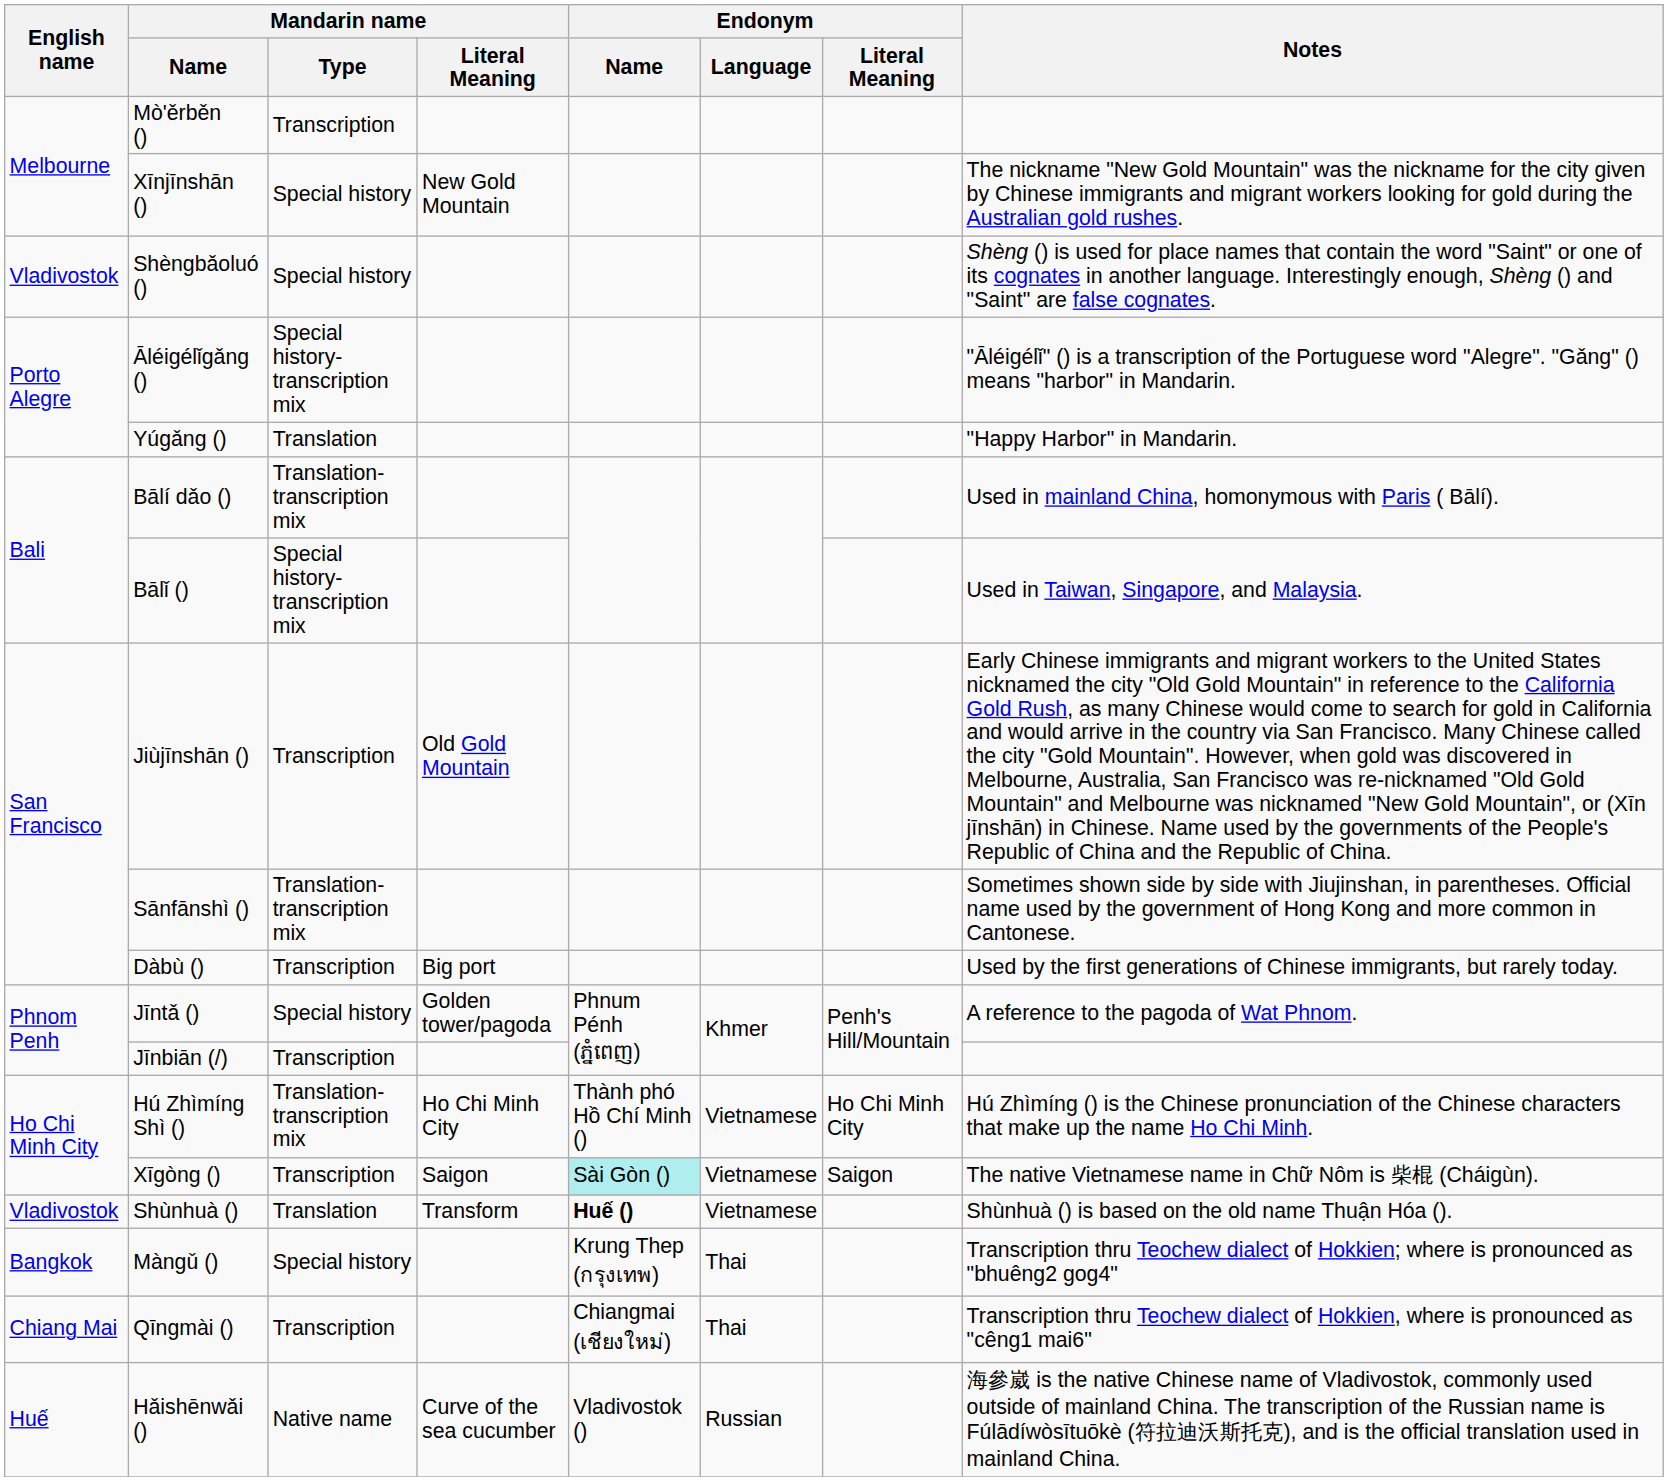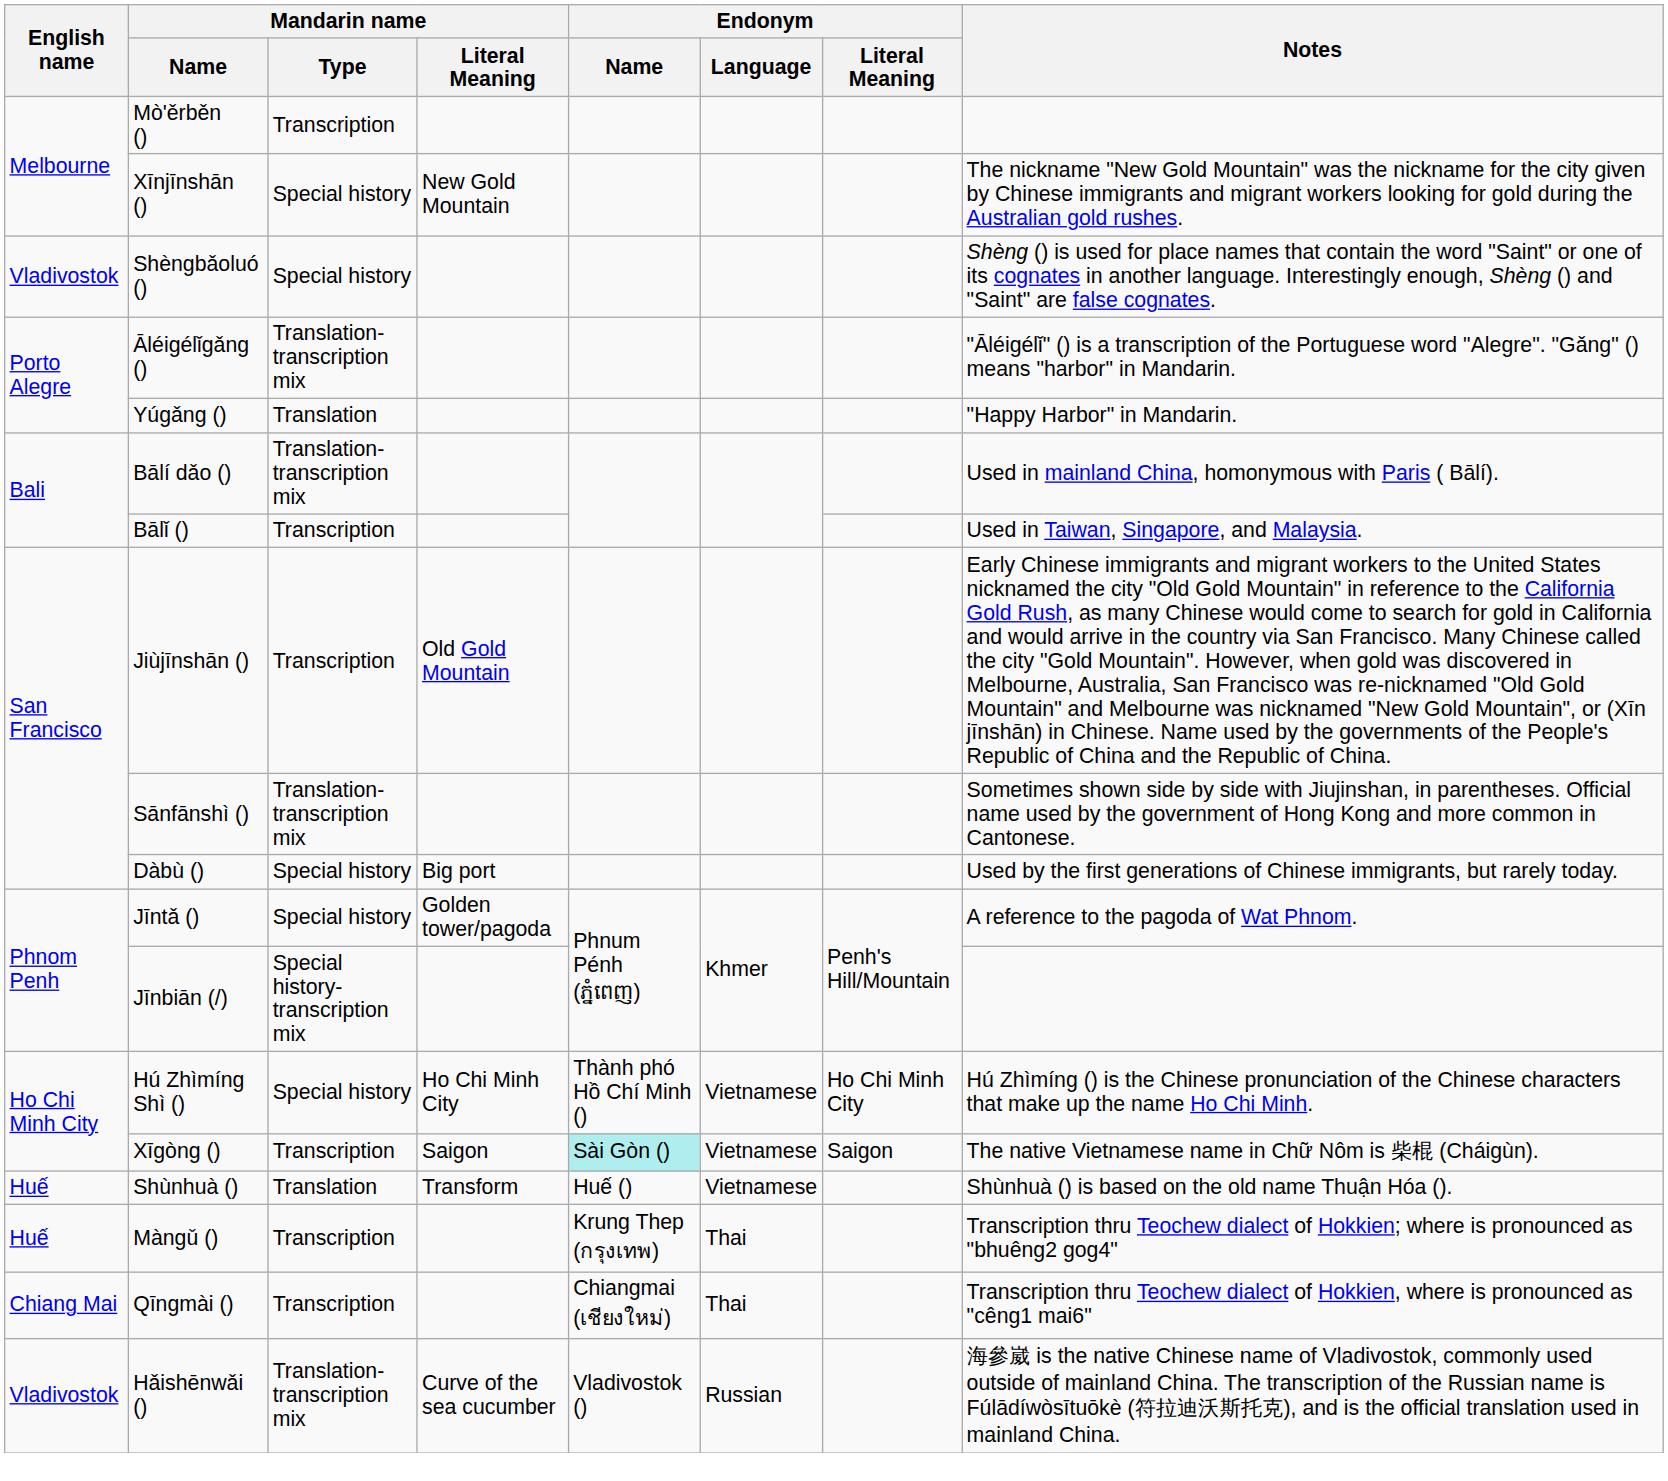(331, 369) Special history-transcription mix -> (331, 357) Translation-transcription mix
(331, 590) Special history-transcription mix -> (334, 530) Transcription
(334, 967) Transcription -> (342, 871) Special history
(334, 1058) Transcription -> (331, 998) Special history-transcription mix
(331, 1116) Translation-transcription mix -> (342, 1092) Special history
(64, 1211) Vladivostok -> (29, 1187) Huế
(603, 1211) bold -> (603, 1187) normal
(51, 1262) Bangkok -> (29, 1238) Huế
(342, 1262) Special history -> (334, 1238) Transcription
(29, 1419) Huế -> (64, 1395) Vladivostok
(332, 1419) Native name -> (331, 1395) Translation-transcription mix
